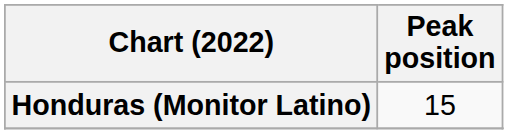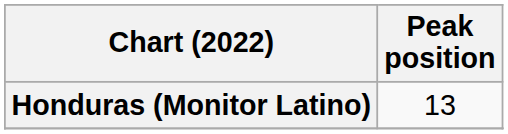(440, 104) 15 -> (440, 104) 13
